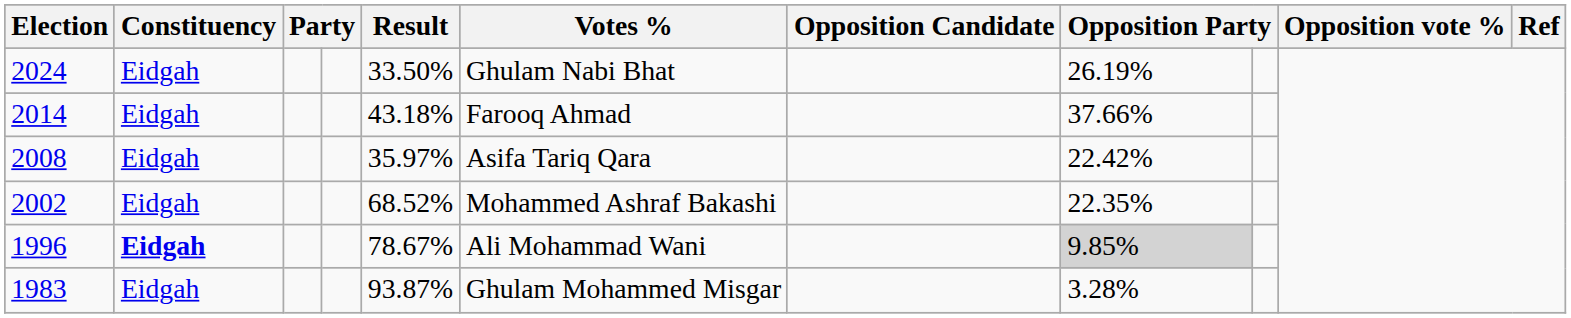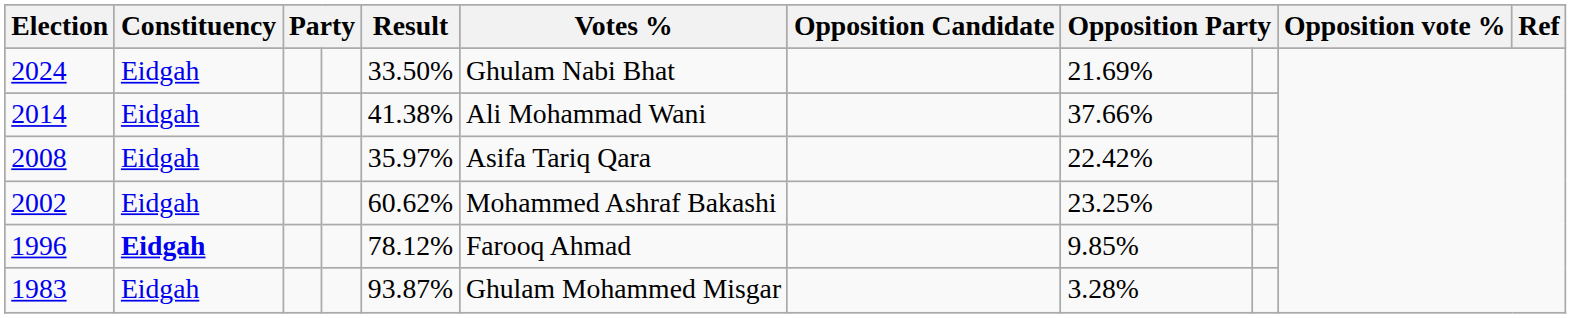(1110, 70) 26.19% -> (1110, 70) 21.69%
(410, 114) 43.18% -> (410, 114) 41.38%
(549, 114) Farooq Ahmad -> (586, 114) Ali Mohammad Wani
(410, 202) 68.52% -> (410, 202) 60.62%
(1110, 202) 22.35% -> (1110, 202) 23.25%
(410, 245) 78.67% -> (410, 245) 78.12%
(586, 245) Ali Mohammad Wani -> (549, 245) Farooq Ahmad
(1103, 245) lightgrey background -> (1103, 245) no background
